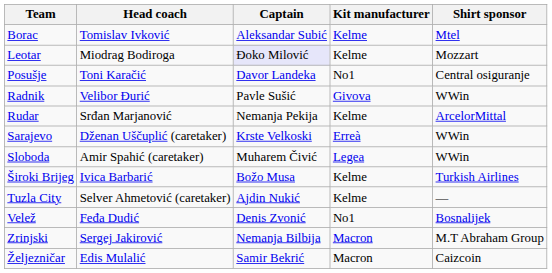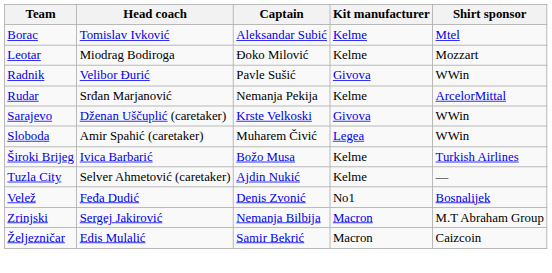(272, 55) lavender background -> (272, 55) no background
- row: (27, 75)
(347, 136) Erreà -> (352, 116) Givova
